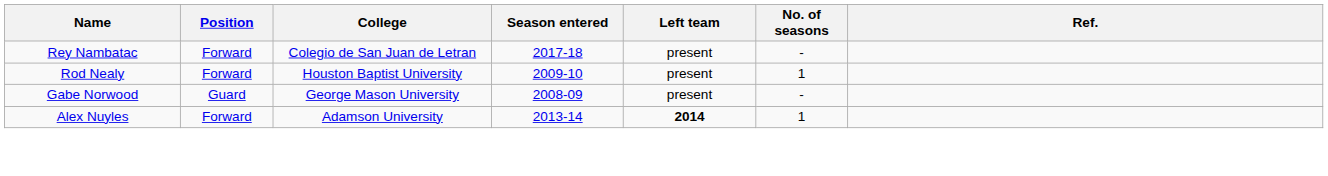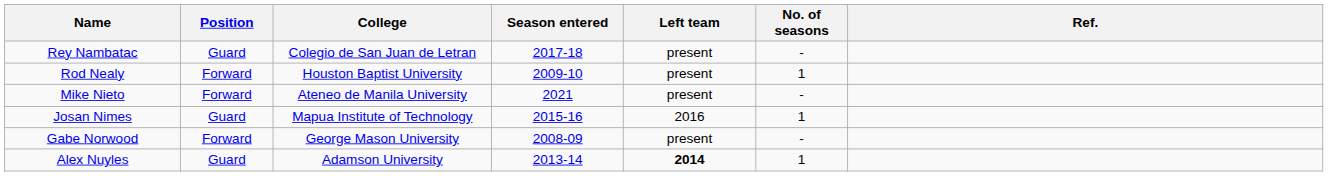(227, 52) Forward -> (227, 52) Guard
+ row: (93, 95)
+ row: (93, 116)
(227, 95) Guard -> (227, 138) Forward
(227, 116) Forward -> (227, 159) Guard
